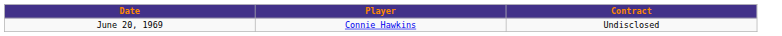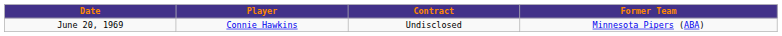+ column: (649, 11)
